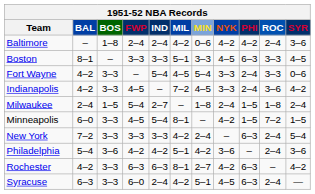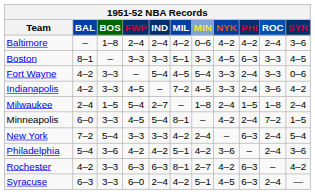(249, 120) 1–5 -> (249, 120) 2–4
(110, 135) 3–3 -> (110, 135) 5–4
